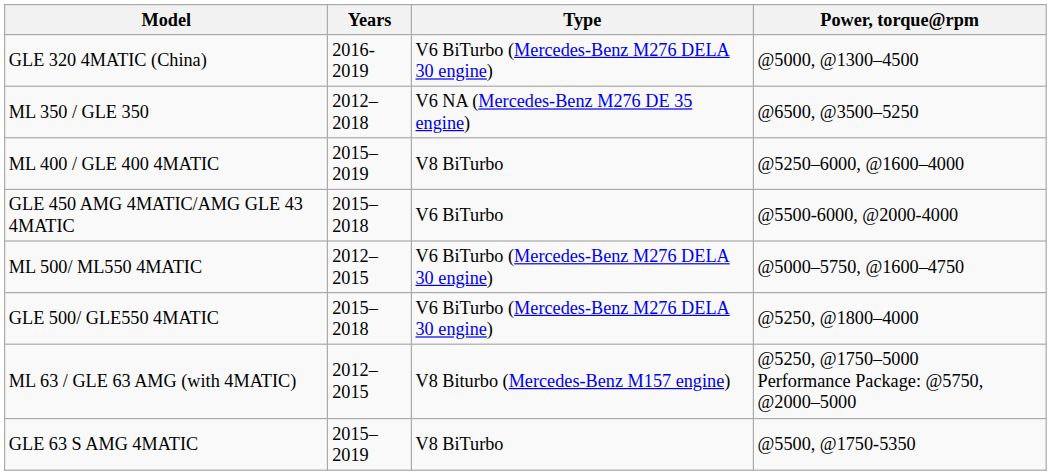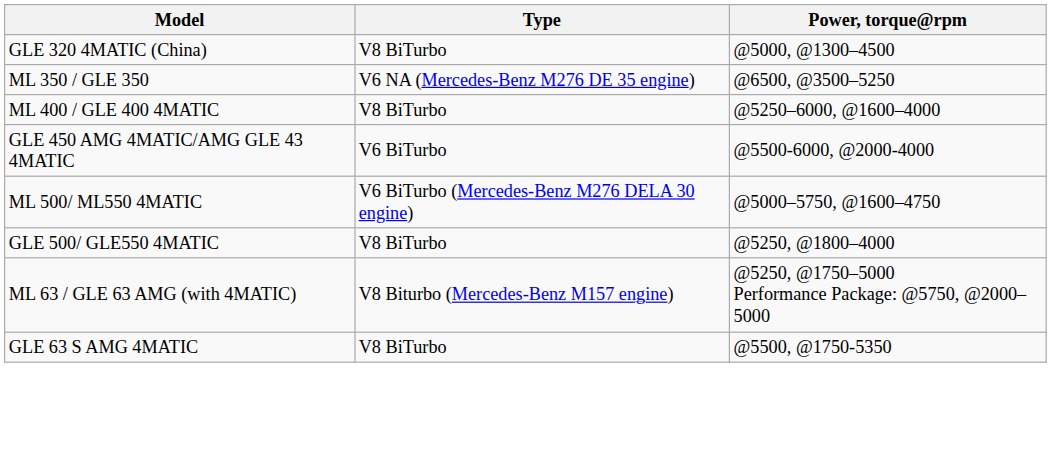- column: (370, 19)
(573, 60) V6 BiTurbo (Mercedes-Benz M276 DELA 30 engine) -> (403, 49) V8 BiTurbo
(573, 318) V6 BiTurbo (Mercedes-Benz M276 DELA 30 engine) -> (403, 243) V8 BiTurbo
